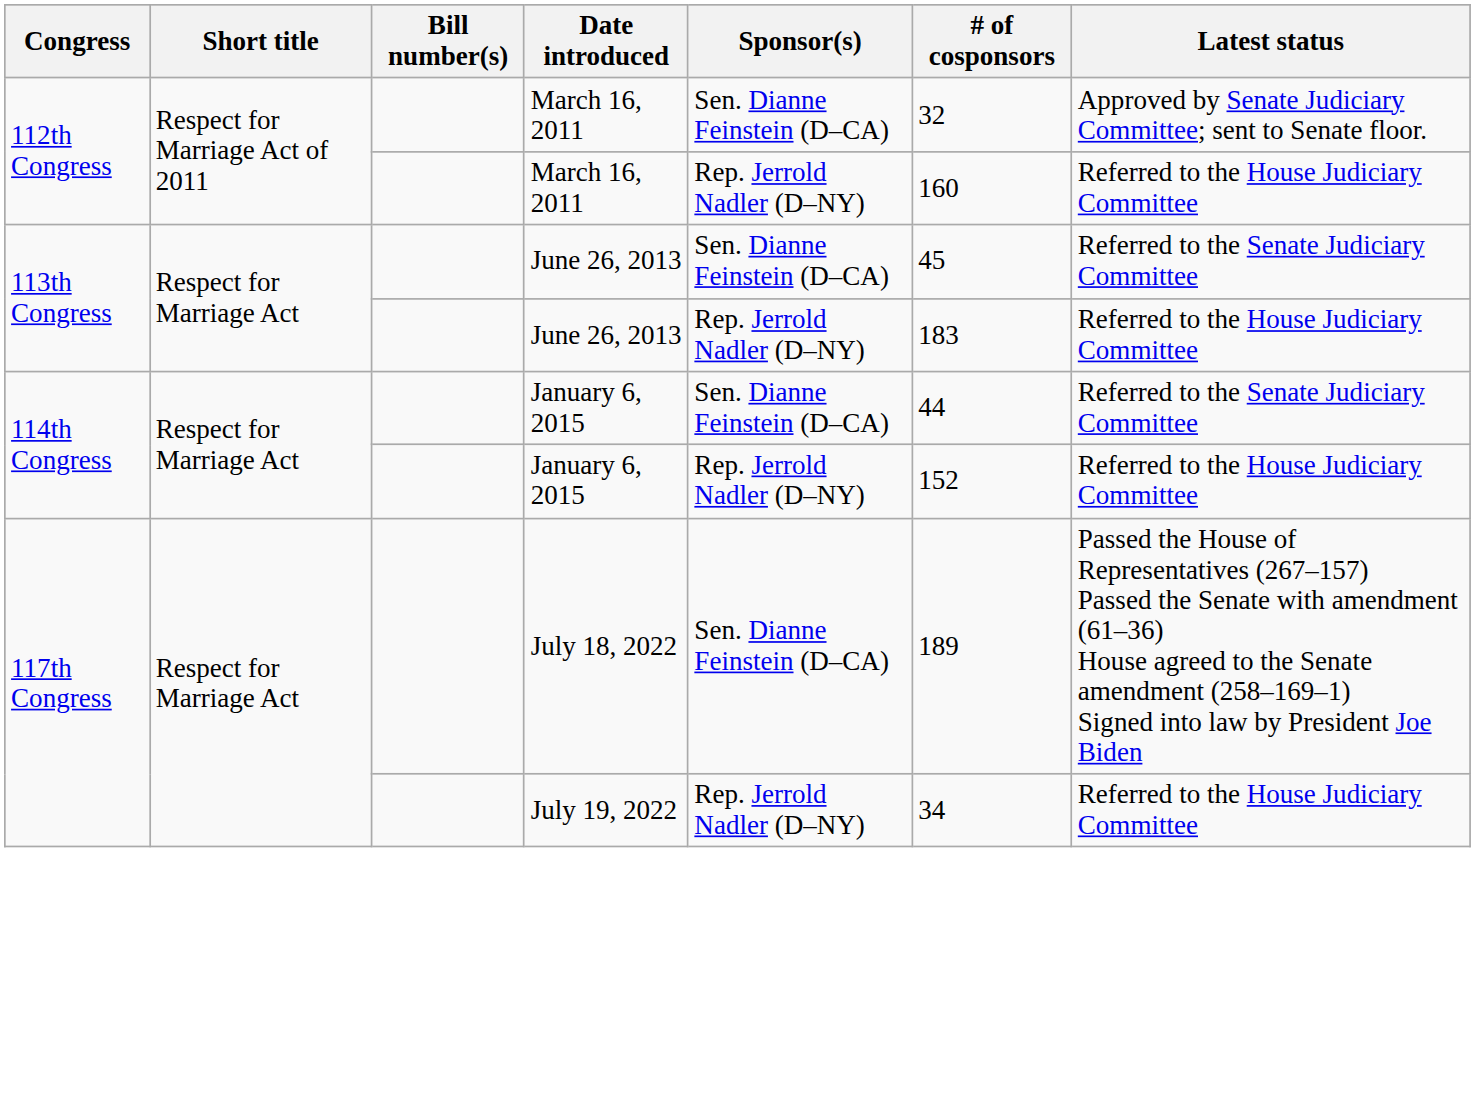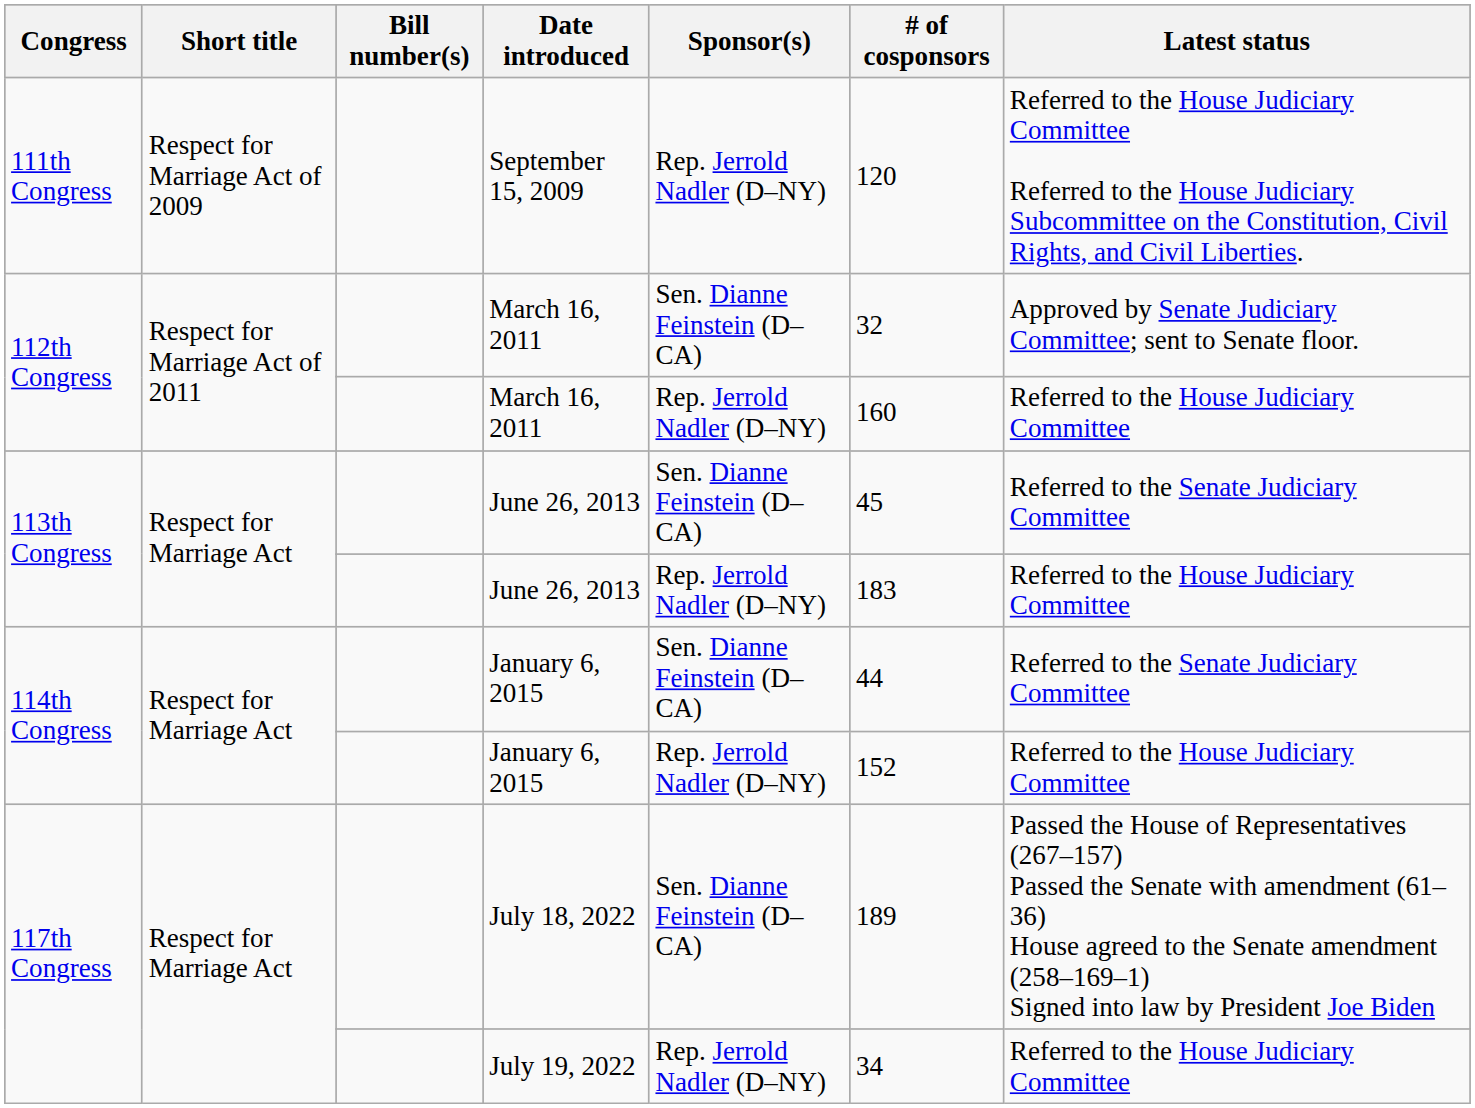+ row: (61, 175)
